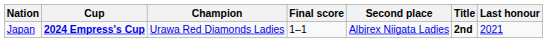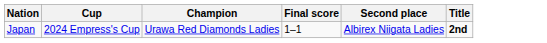- column: (510, 13)
(94, 29) bold -> (92, 29) normal
